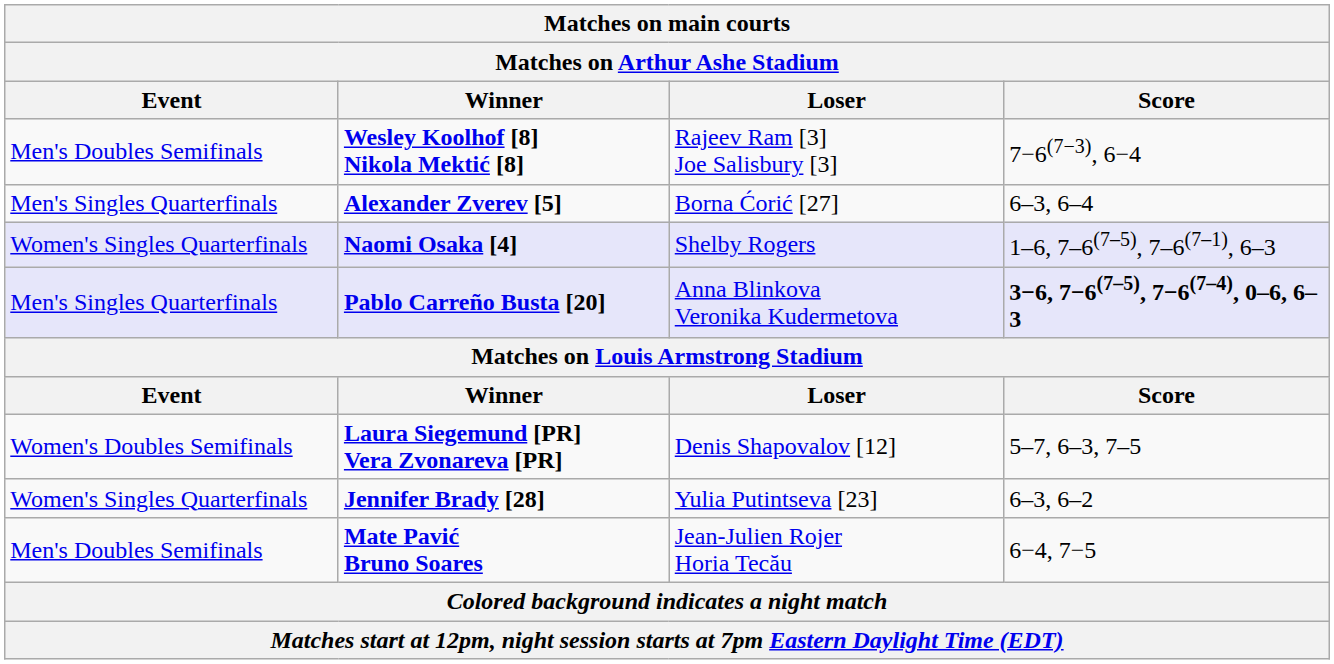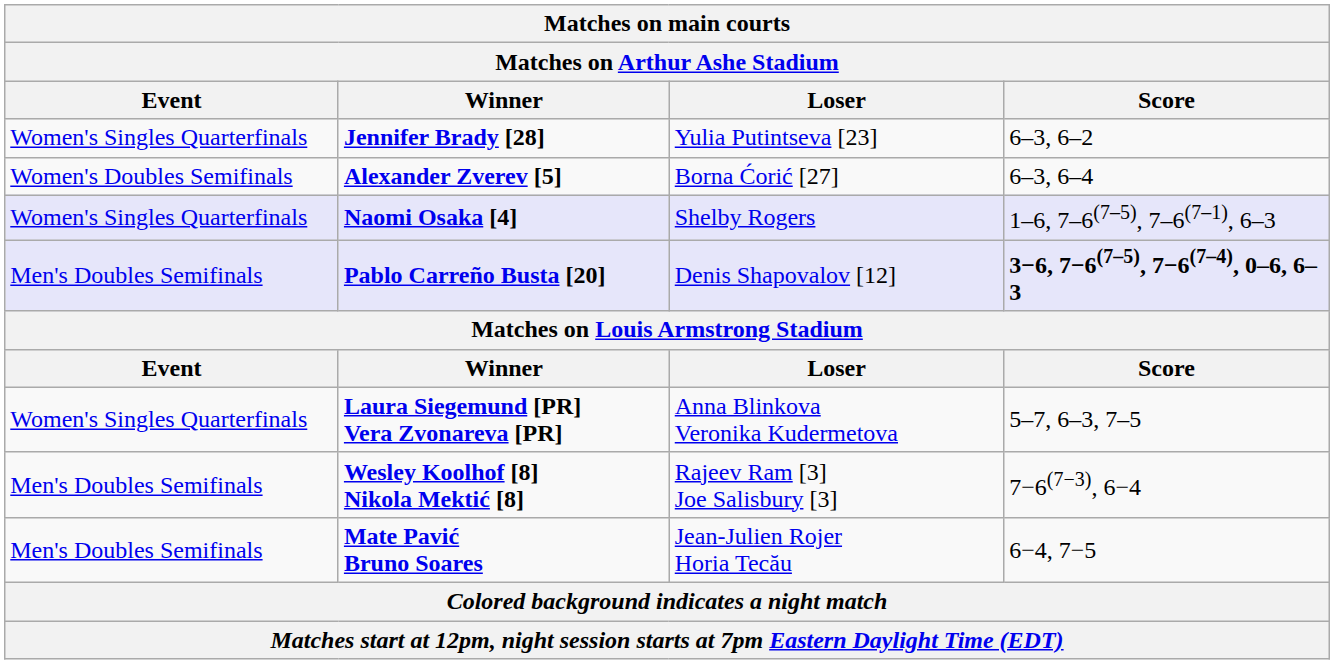rows swapped: (444, 498) <-> (441, 151)
(144, 202) Men's Singles Quarterfinals -> (151, 175) Women's Doubles Semifinals
(144, 302) Men's Singles Quarterfinals -> (136, 275) Men's Doubles Semifinals
(786, 302) Anna Blinkova Veronika Kudermetova -> (785, 275) Denis Shapovalov [12]
(151, 446) Women's Doubles Semifinals -> (159, 419) Women's Singles Quarterfinals
(785, 446) Denis Shapovalov [12] -> (786, 419) Anna Blinkova Veronika Kudermetova
